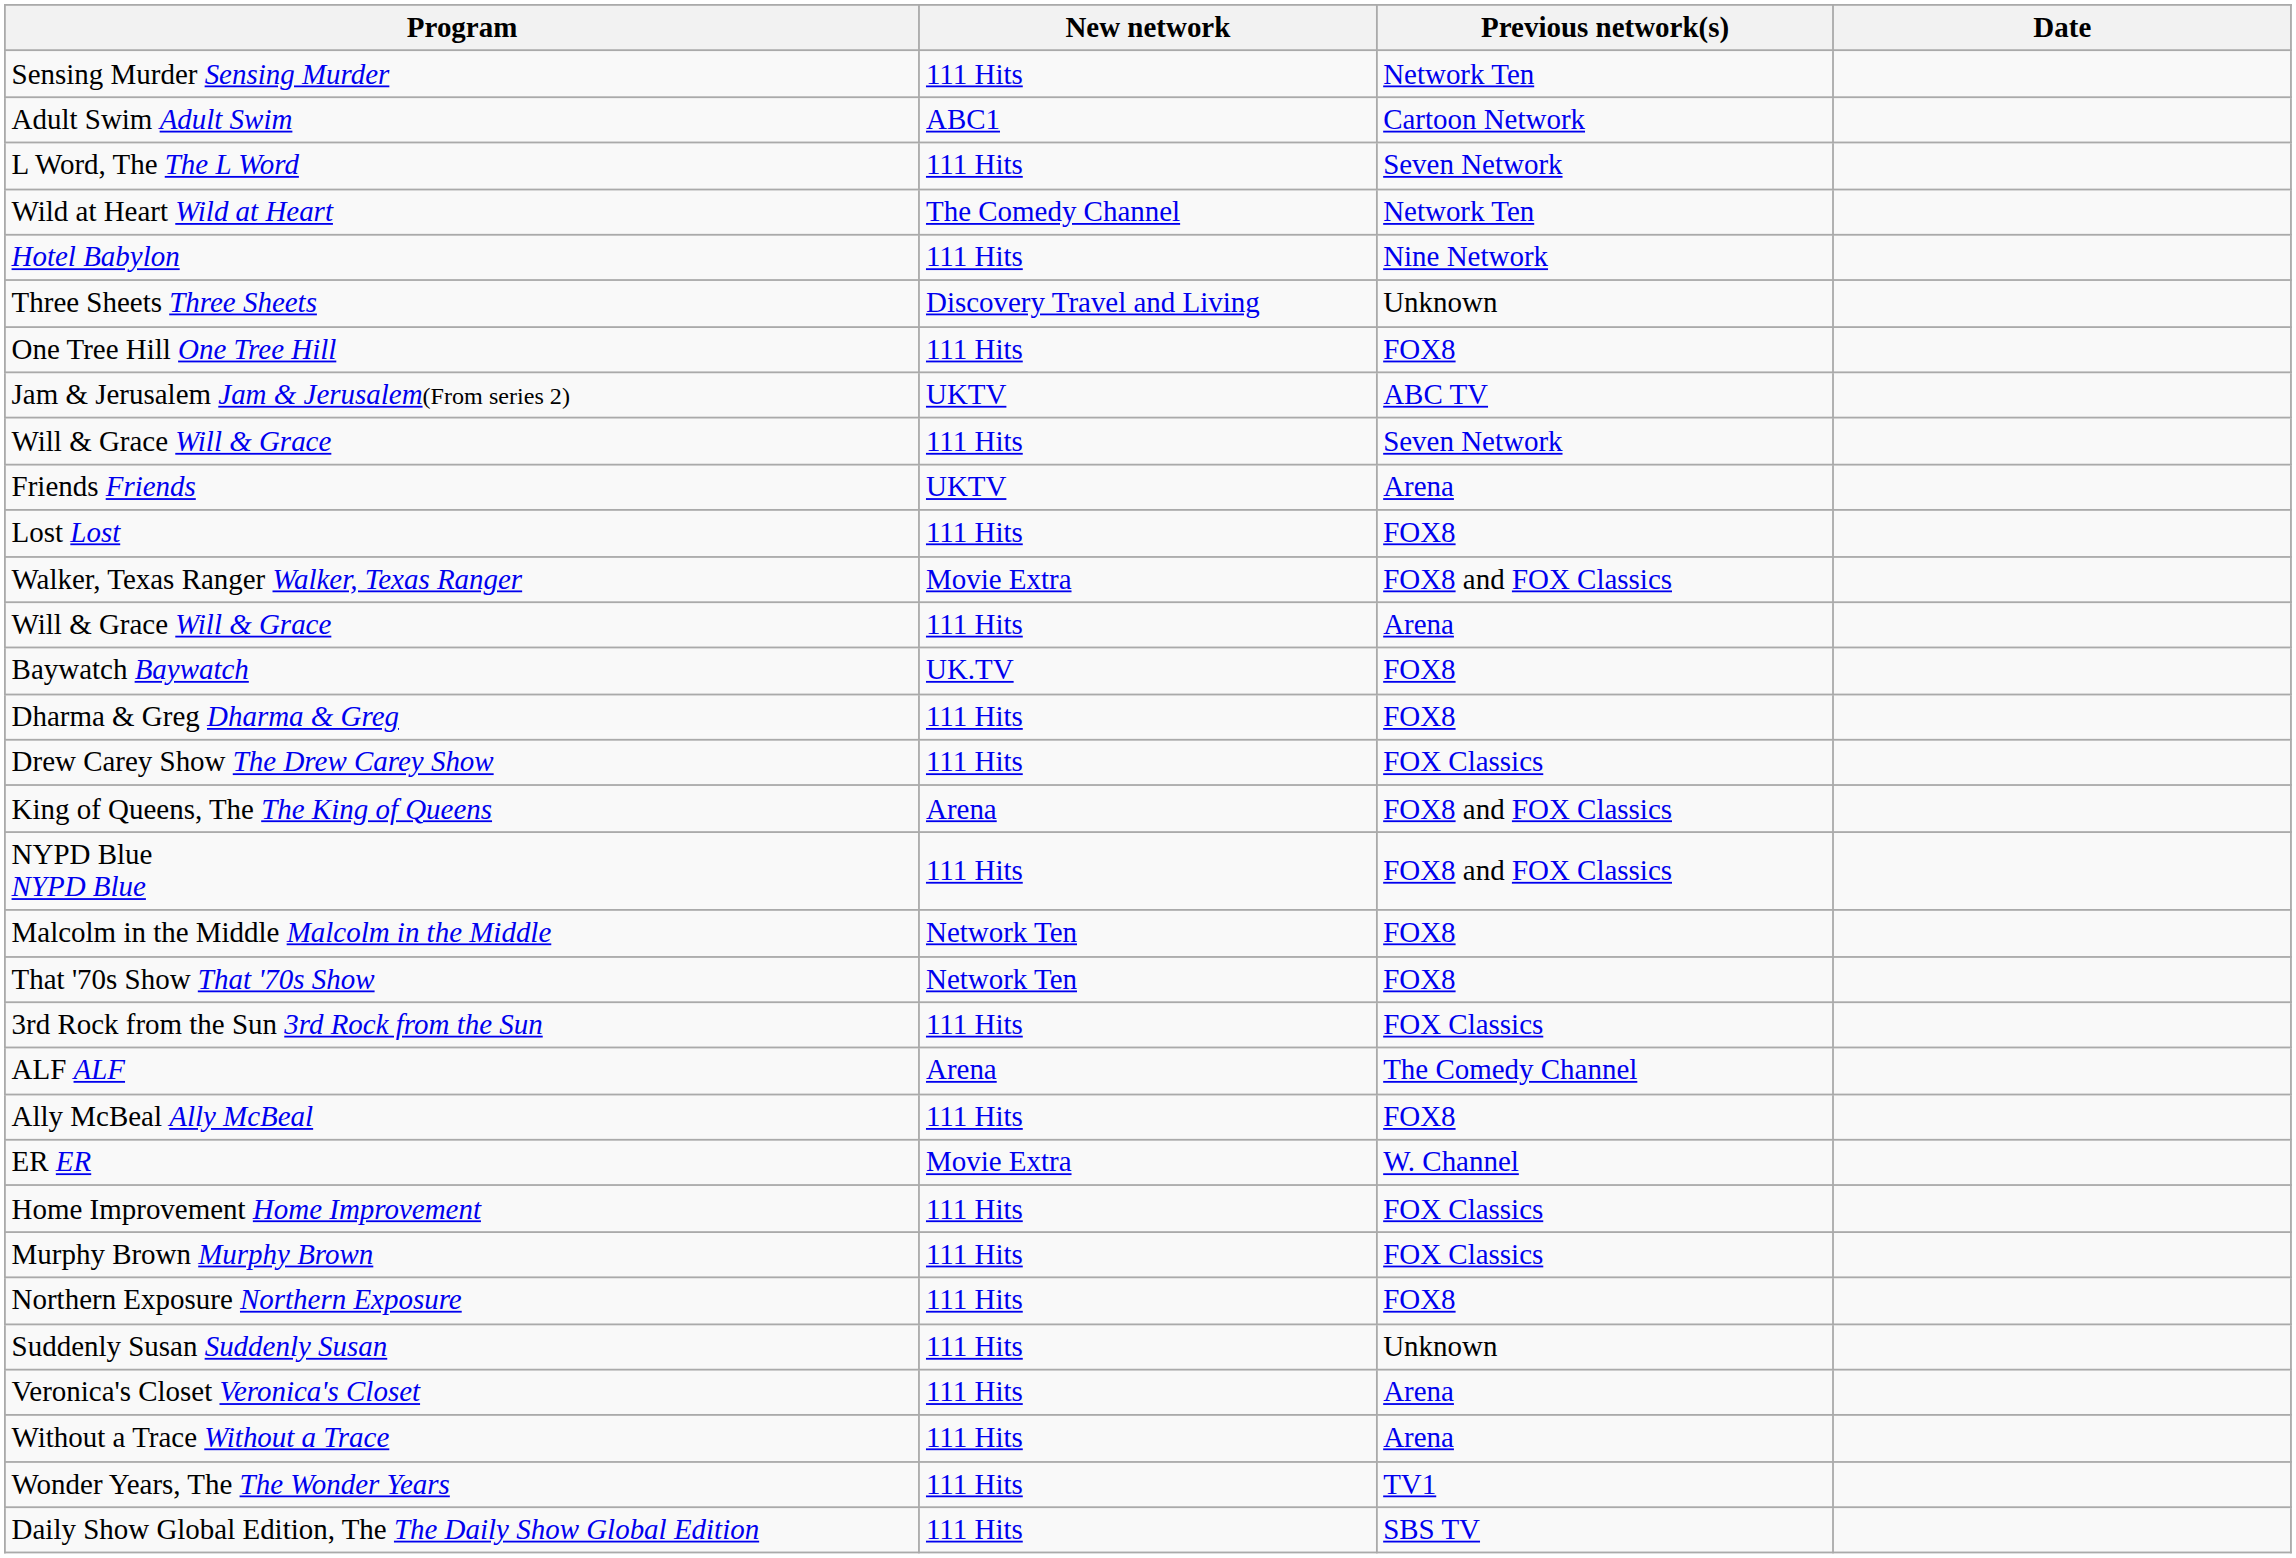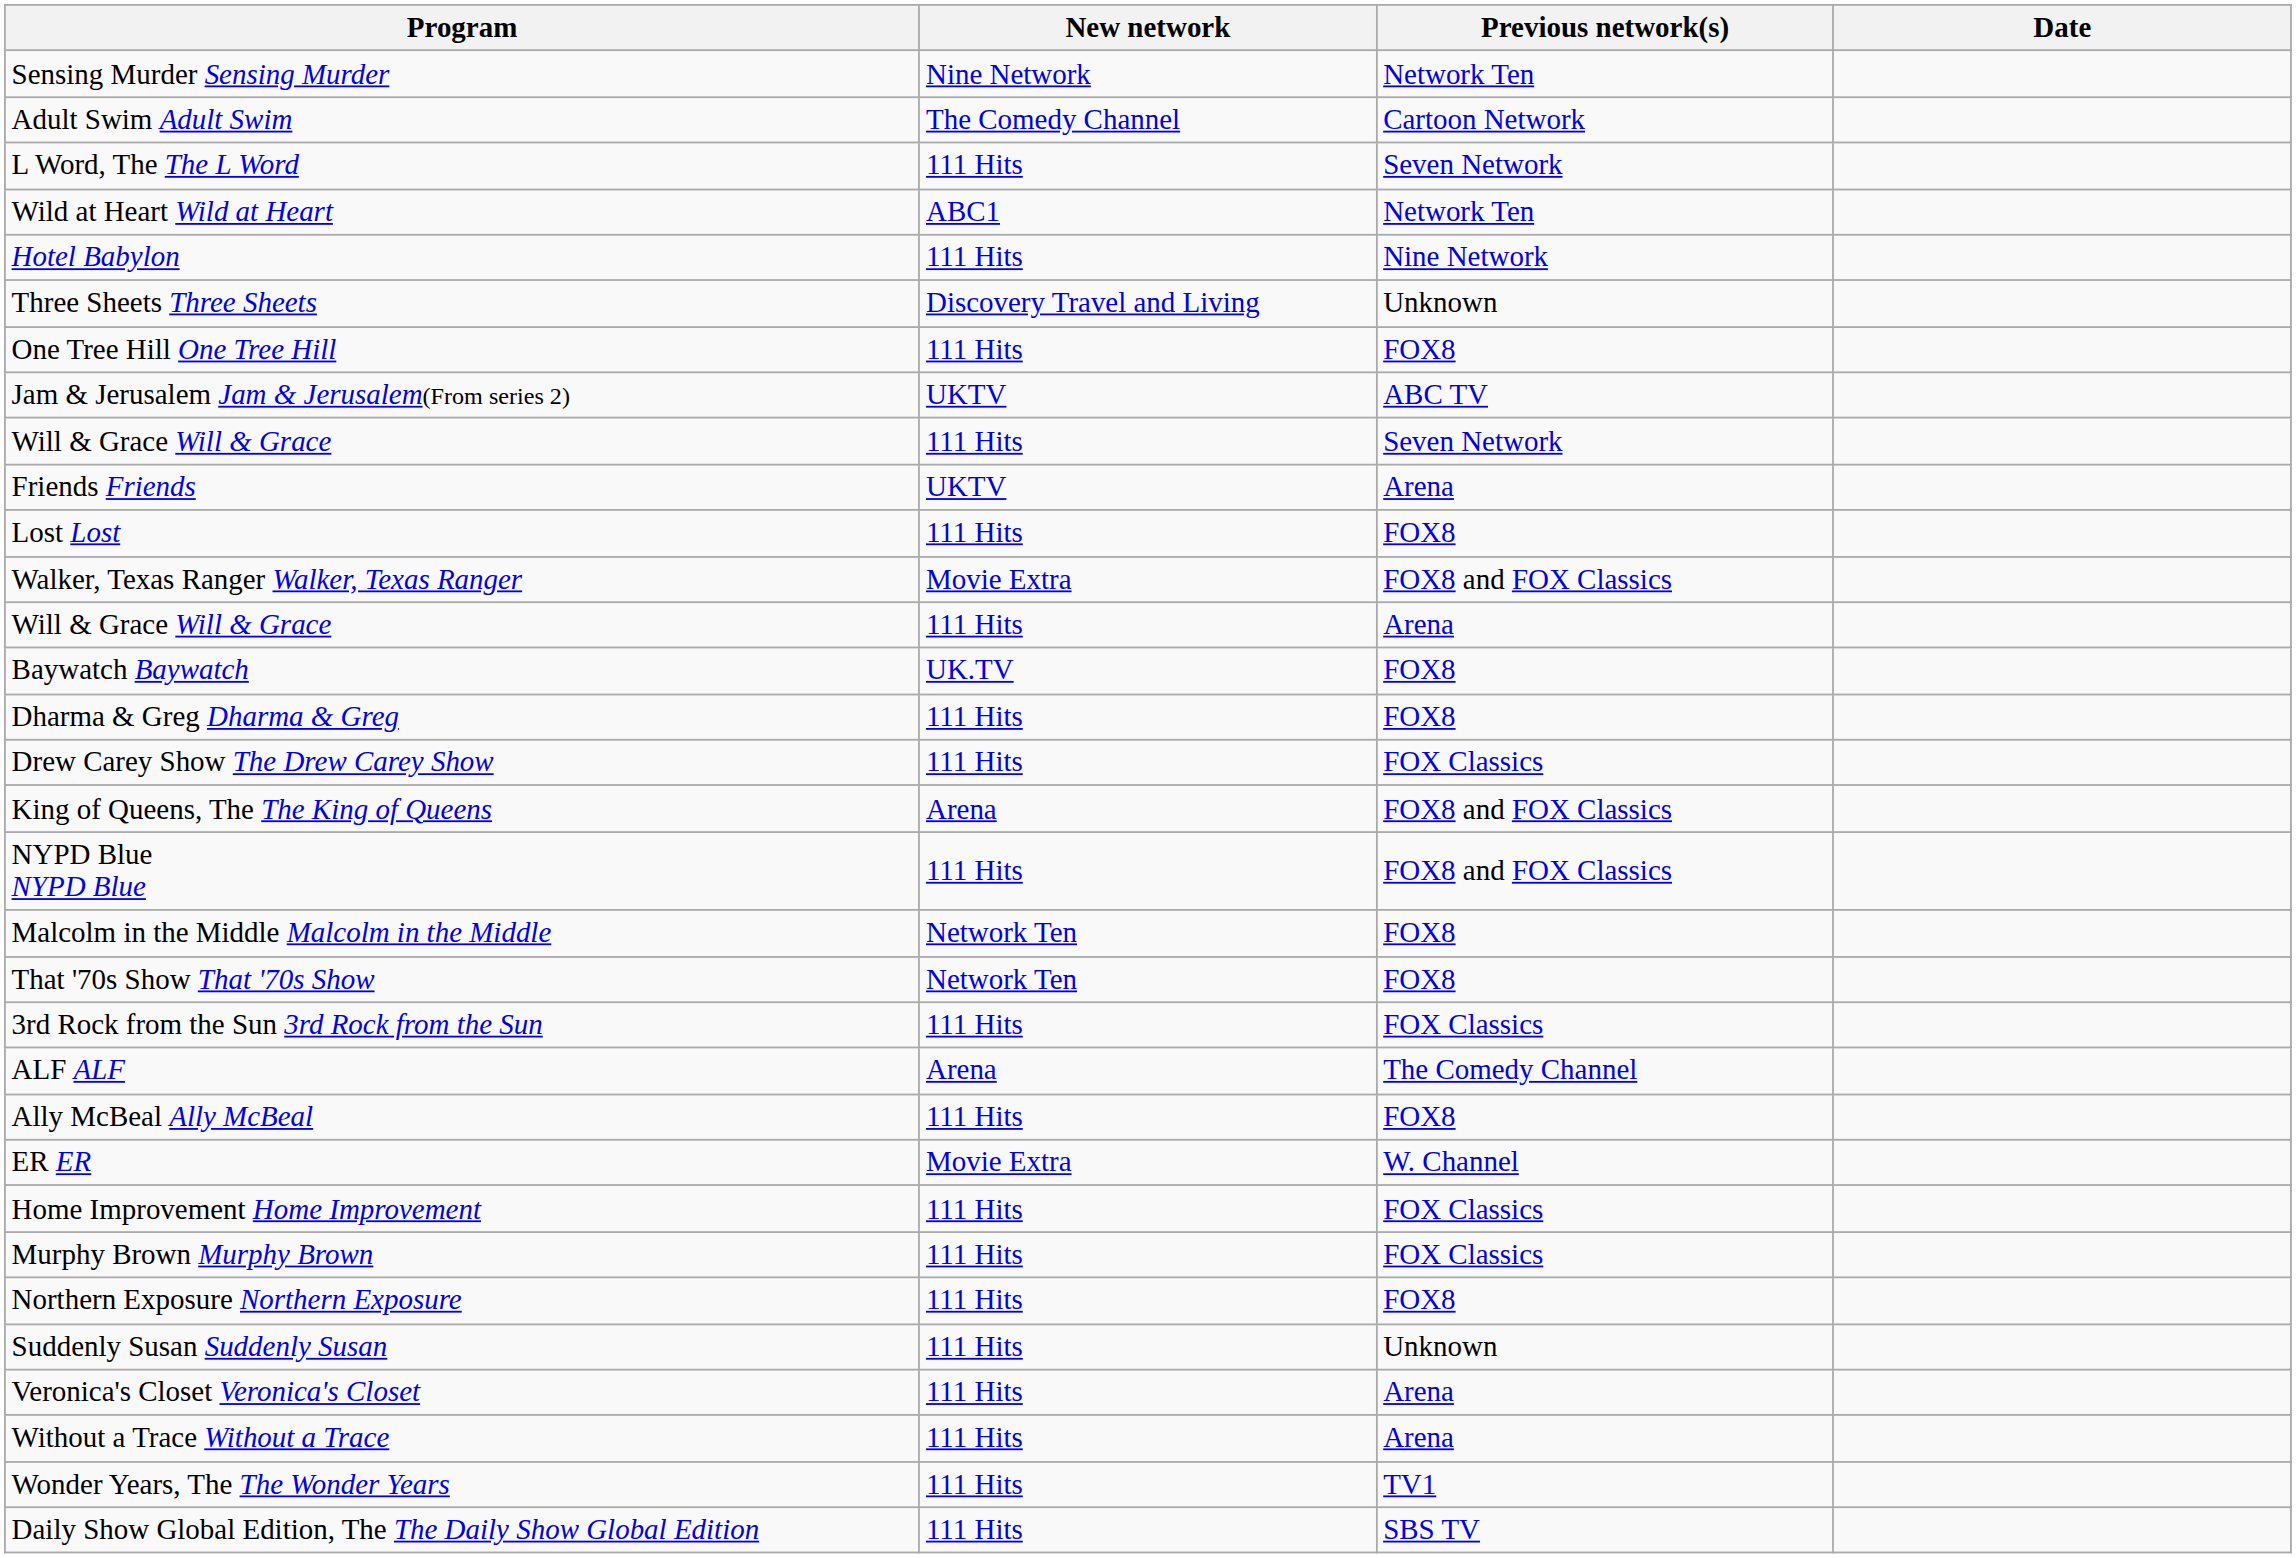(974, 73) 111 Hits -> (1008, 73) Nine Network
(963, 119) ABC1 -> (1053, 119) The Comedy Channel
(1053, 211) The Comedy Channel -> (963, 211) ABC1
